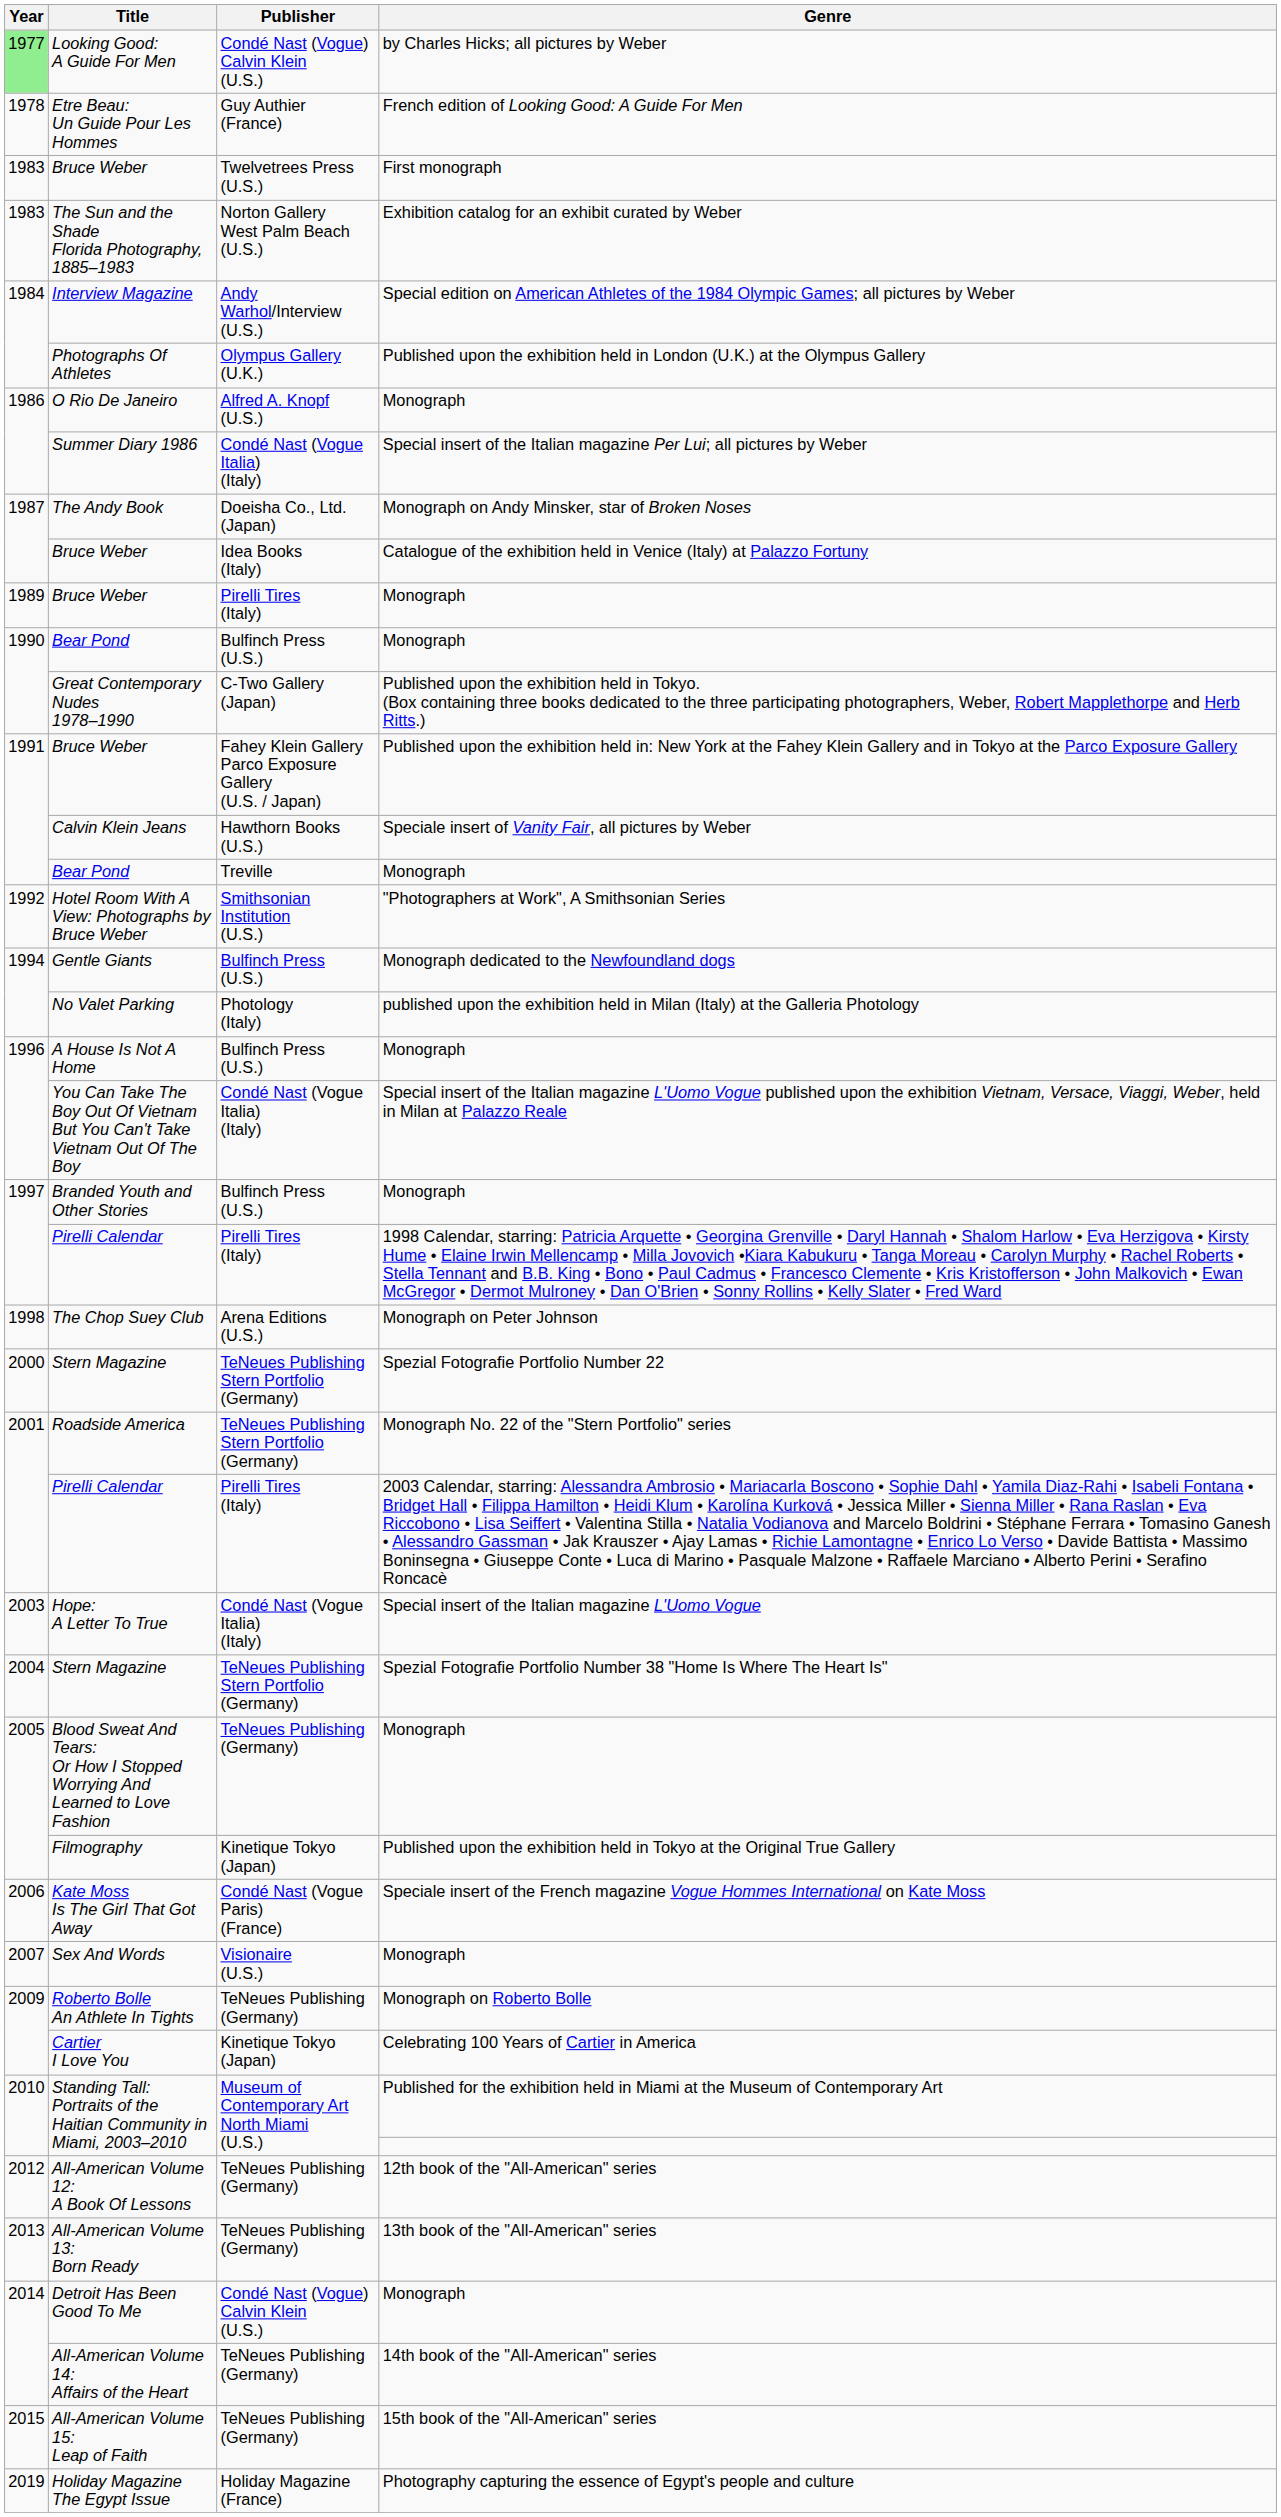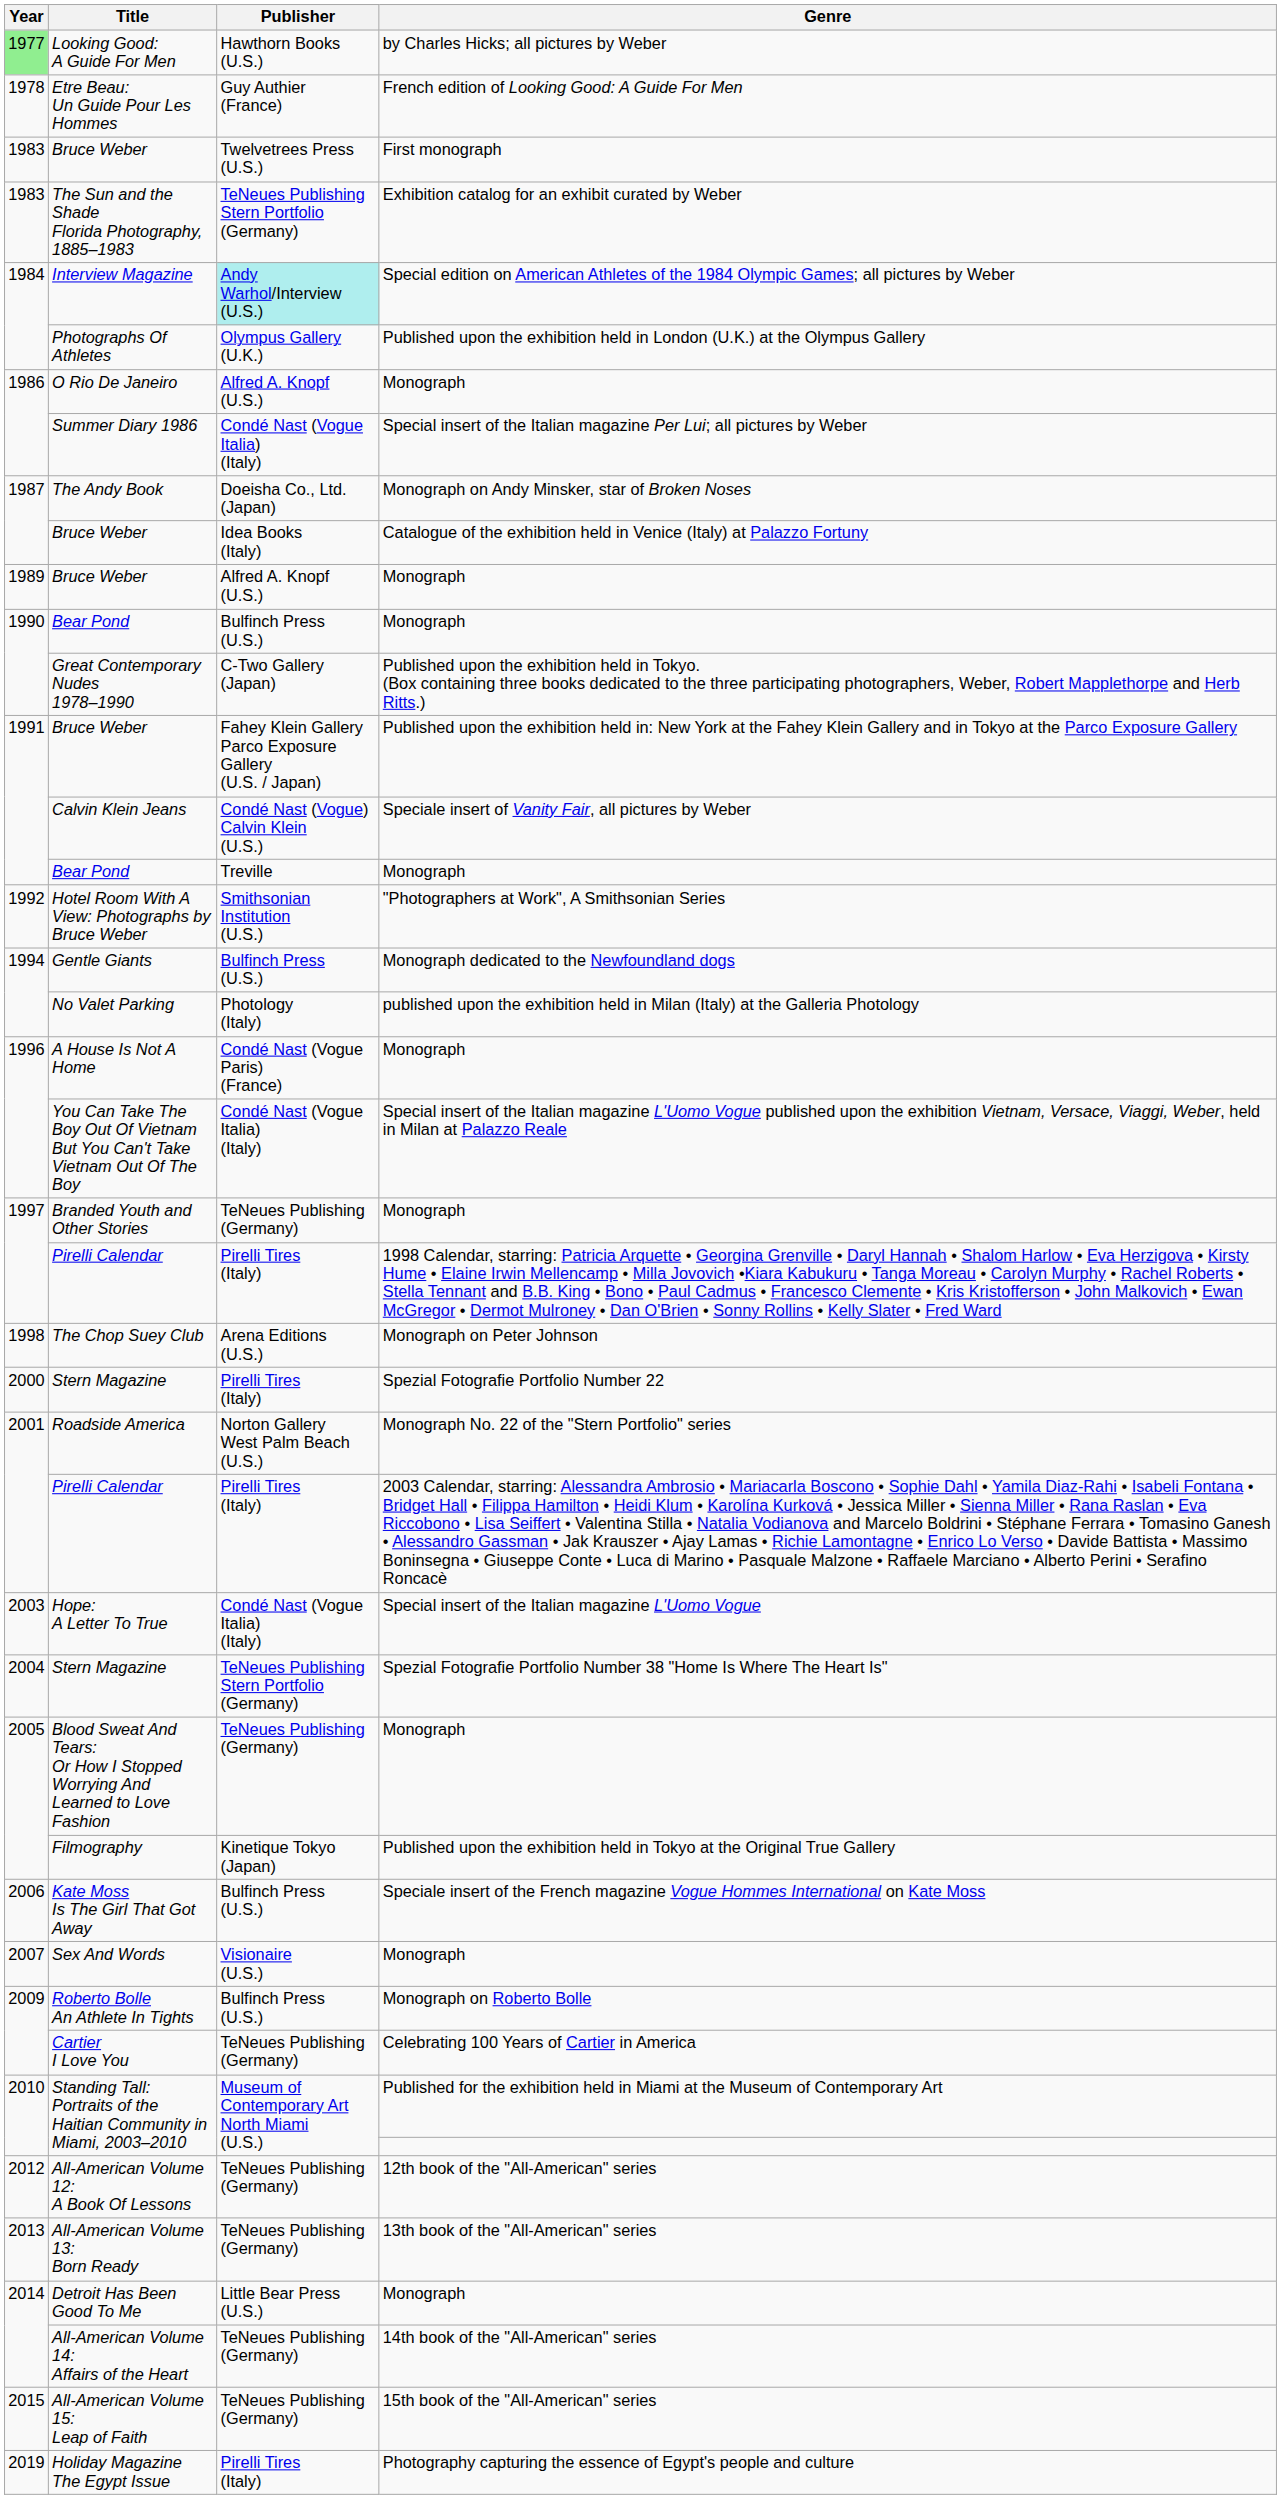(294, 61) Condé Nast (Vogue) Calvin Klein (U.S.) -> (280, 52) Hawthorn Books (U.S.)
(285, 231) Norton Gallery West Palm Beach (U.S.) -> (293, 212) TeNeues Publishing Stern Portfolio (Germany)
(281, 312) no background -> (281, 293) paleturquoise background
(260, 605) Pirelli Tires (Italy) -> (275, 586) Alfred A. Knopf (U.S.)
(280, 837) Hawthorn Books (U.S.) -> (294, 827) Condé Nast (Vogue) Calvin Klein (U.S.)
(273, 1058) Bulfinch Press (U.S.) -> (292, 1067) Condé Nast (Vogue Paris) (France)
(273, 1201) Bulfinch Press (U.S.) -> (293, 1220) TeNeues Publishing (Germany)
(293, 1380) TeNeues Publishing Stern Portfolio (Germany) -> (260, 1389) Pirelli Tires (Italy)
(293, 1443) TeNeues Publishing Stern Portfolio (Germany) -> (285, 1443) Norton Gallery West Palm Beach (U.S.)
(292, 1910) Condé Nast (Vogue Paris) (France) -> (273, 1901) Bulfinch Press (U.S.)
(293, 2008) TeNeues Publishing (Germany) -> (273, 2008) Bulfinch Press (U.S.)
(278, 2052) Kinetique Tokyo (Japan) -> (293, 2052) TeNeues Publishing (Germany)
(294, 2312) Condé Nast (Vogue) Calvin Klein (U.S.) -> (280, 2302) Little Bear Press (U.S.)
(285, 2490) Holiday Magazine (France) -> (260, 2472) Pirelli Tires (Italy)
